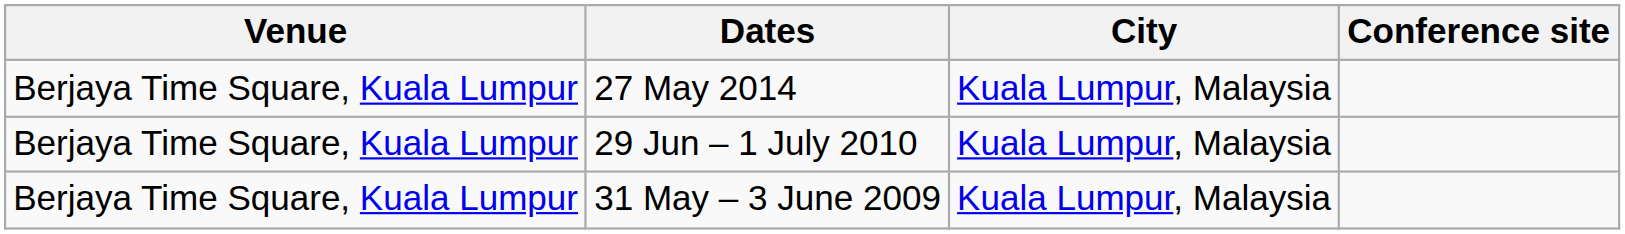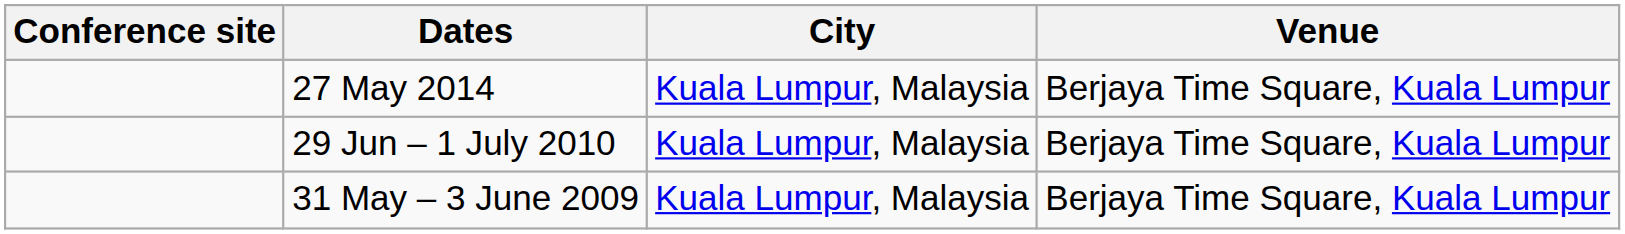columns swapped: (1479, 32) <-> (296, 32)
